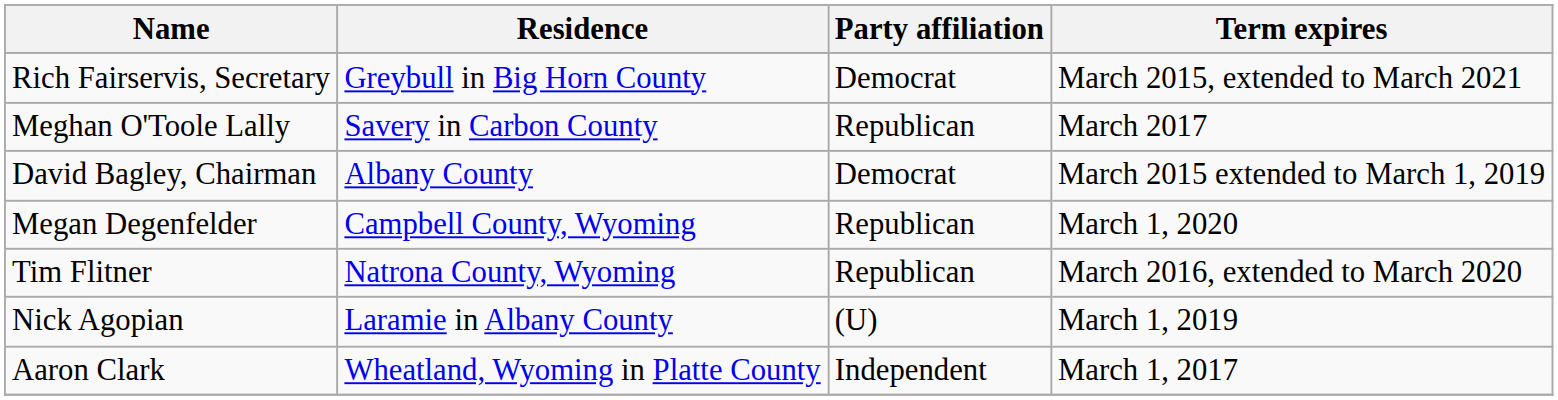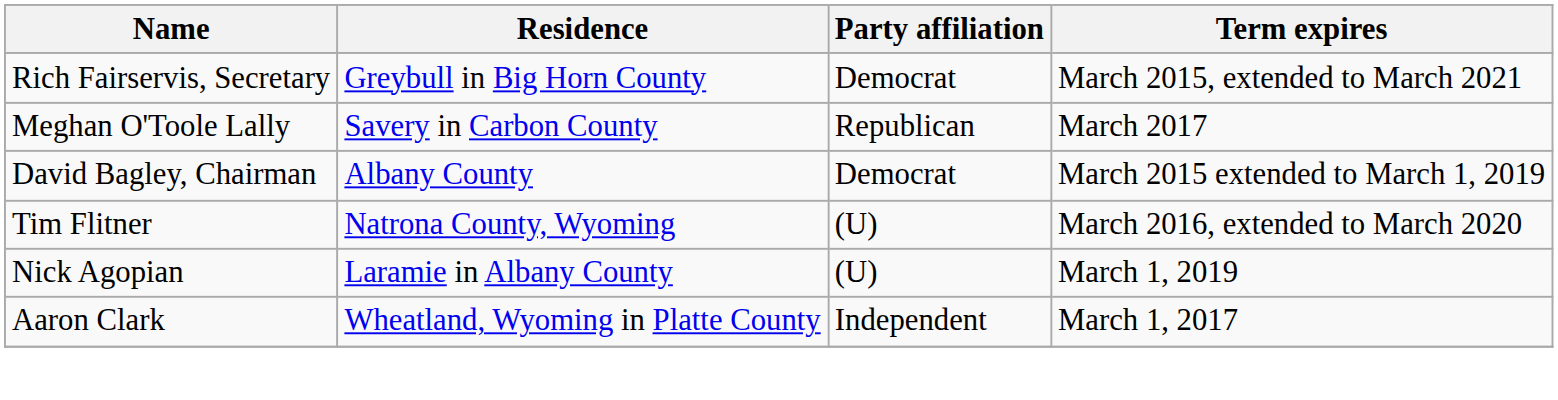- row: (134, 223)
(905, 272) Republican -> (856, 223) (U)
